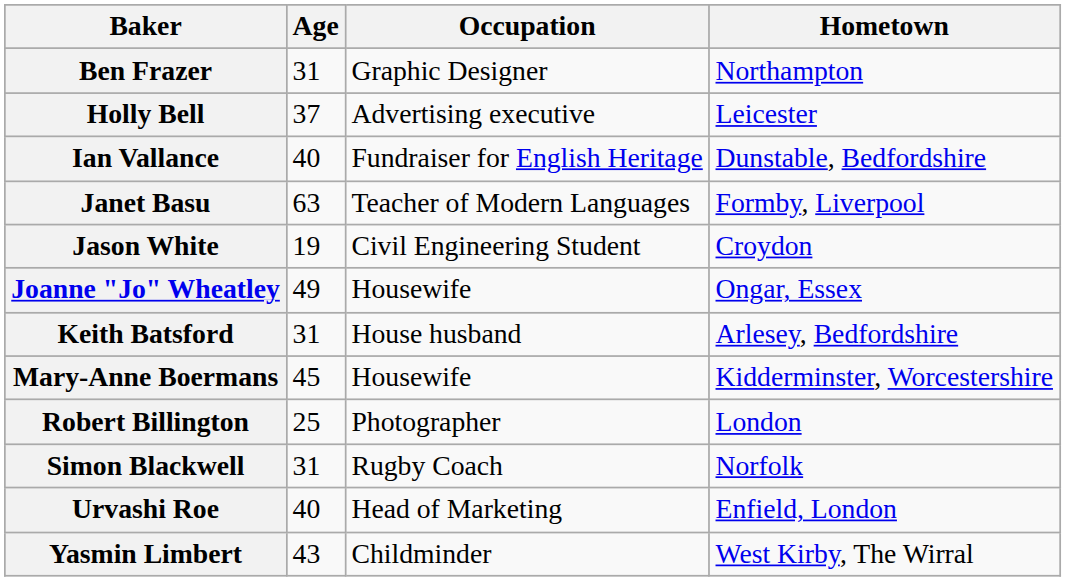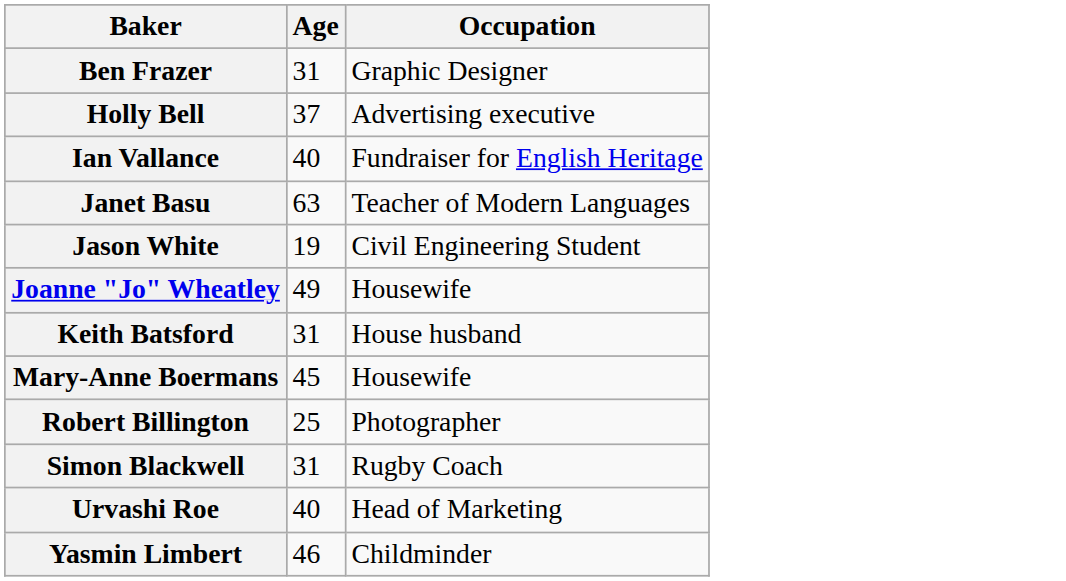- column: (884, 26)
(306, 553) 43 -> (306, 553) 46
